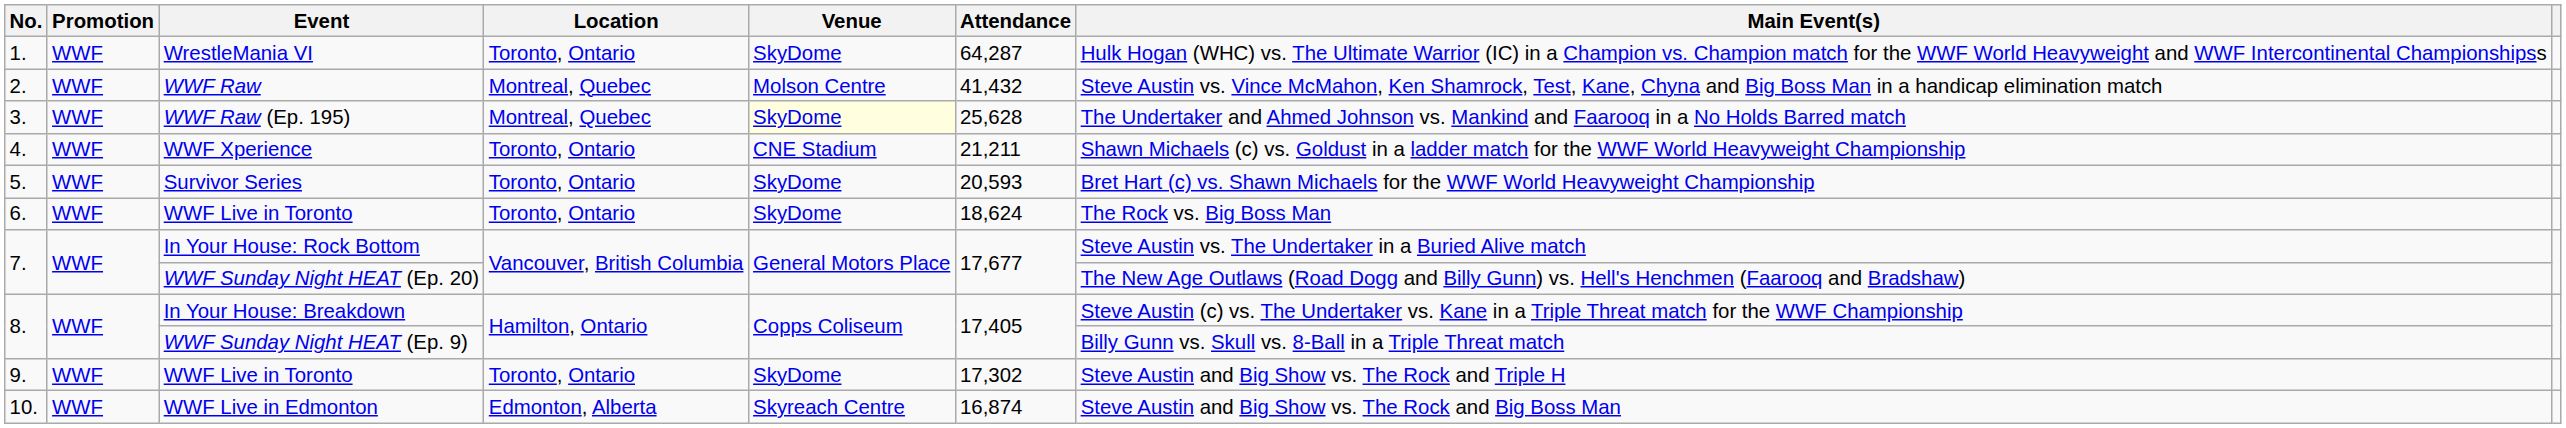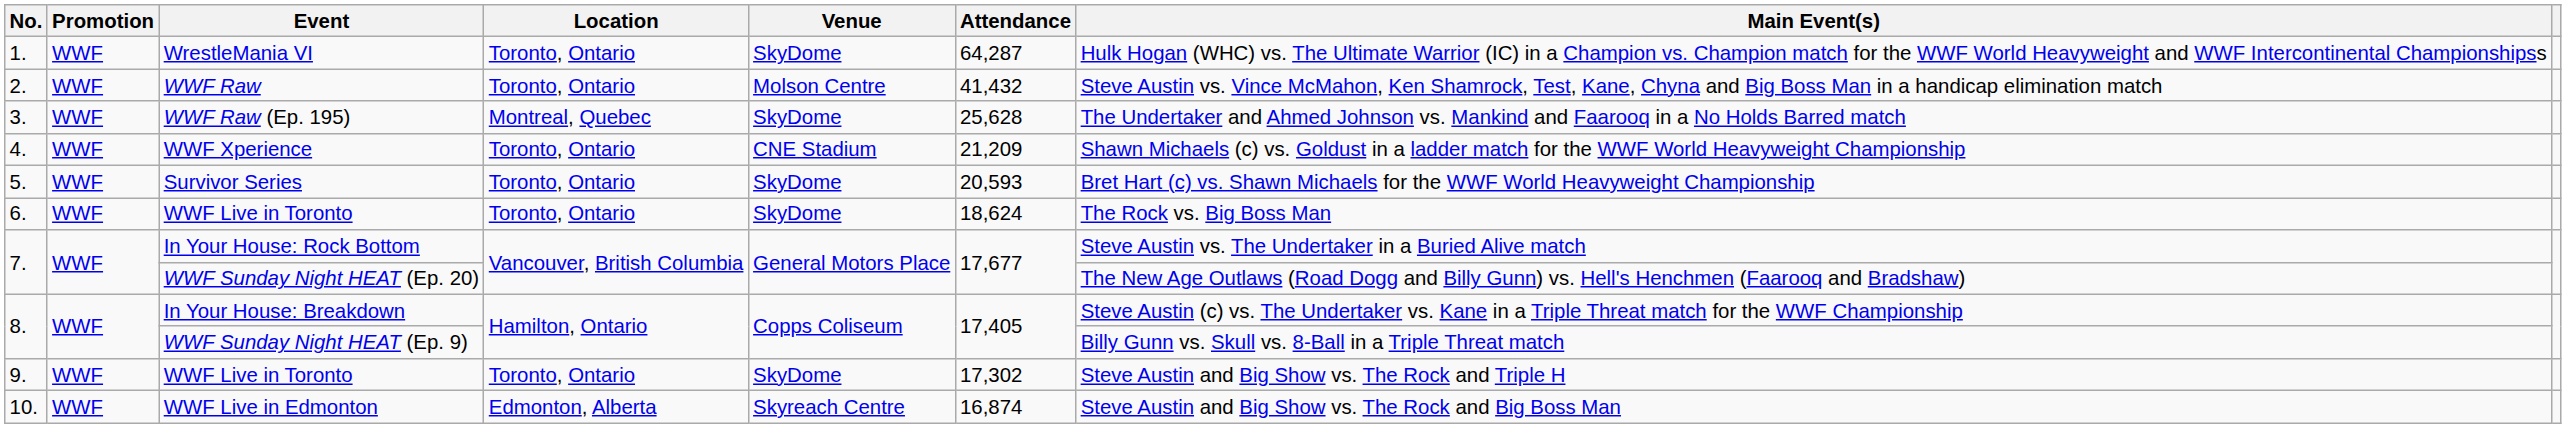(570, 85) Montreal, Quebec -> (562, 85) Toronto, Ontario
(797, 117) lightyellow background -> (797, 117) no background
(990, 149) 21,211 -> (991, 149) 21,209
